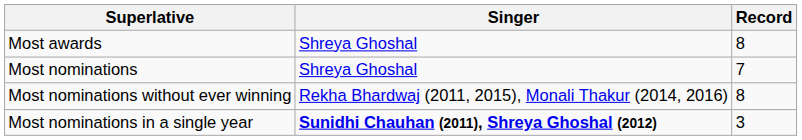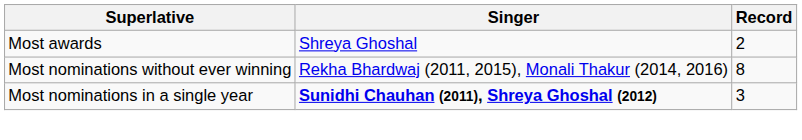(740, 43) 8 -> (740, 43) 2
- row: (73, 69)
